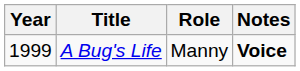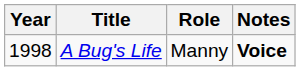(30, 50) 1999 -> (30, 50) 1998
